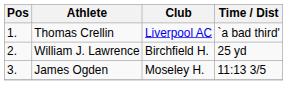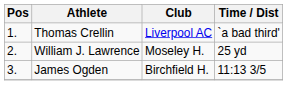(177, 51) Birchfield H. -> (175, 51) Moseley H.
(175, 70) Moseley H. -> (177, 70) Birchfield H.
